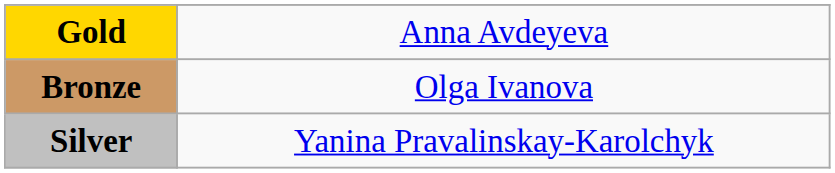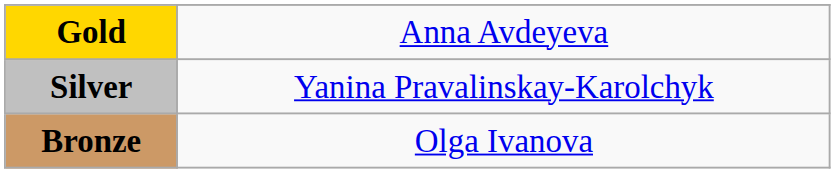rows swapped: (91, 139) <-> (91, 85)
